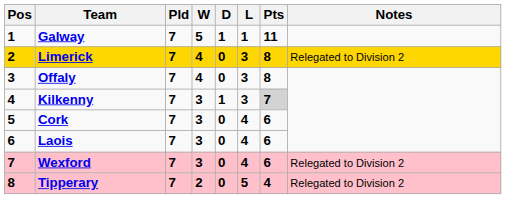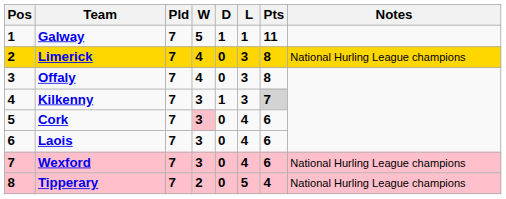(347, 57) Relegated to Division 2 -> (378, 57) National Hurling League champions
(199, 120) no background -> (199, 120) pink background
(347, 163) Relegated to Division 2 -> (378, 163) National Hurling League champions
(347, 184) Relegated to Division 2 -> (378, 184) National Hurling League champions
